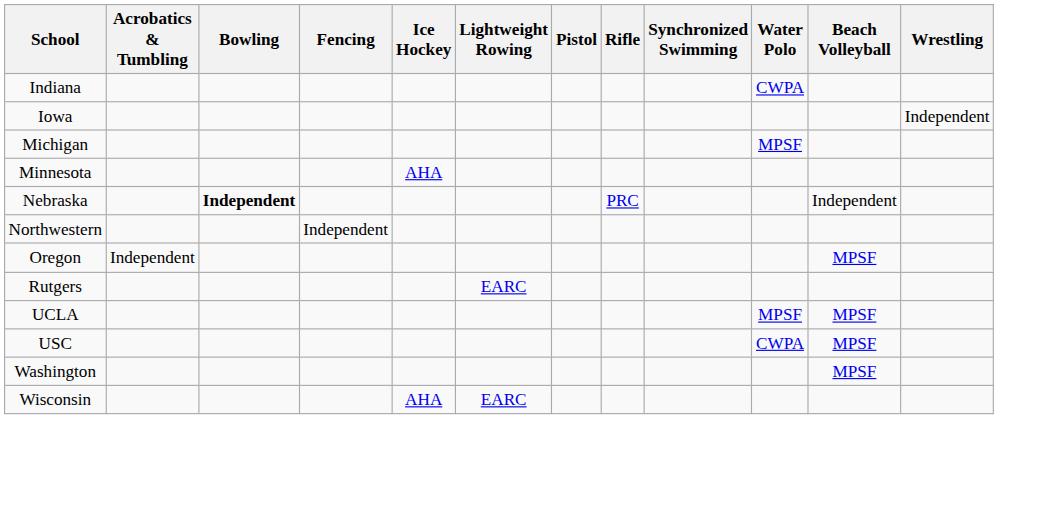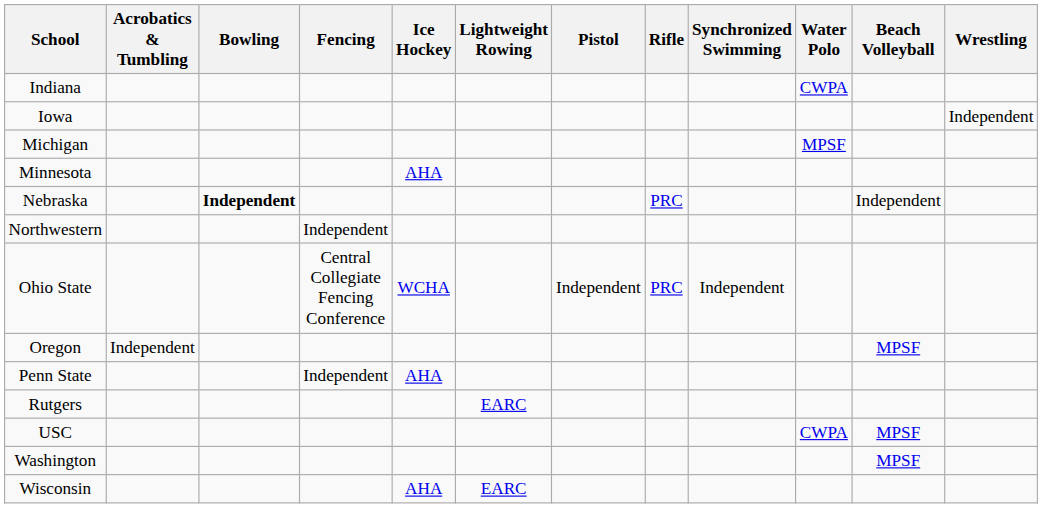+ row: (55, 288)
+ row: (55, 375)
- row: (55, 314)
